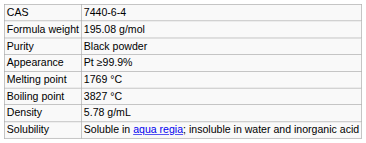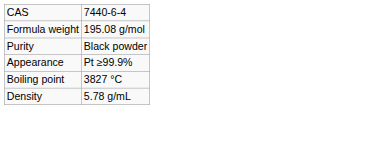- row: (37, 79)
- row: (28, 130)
